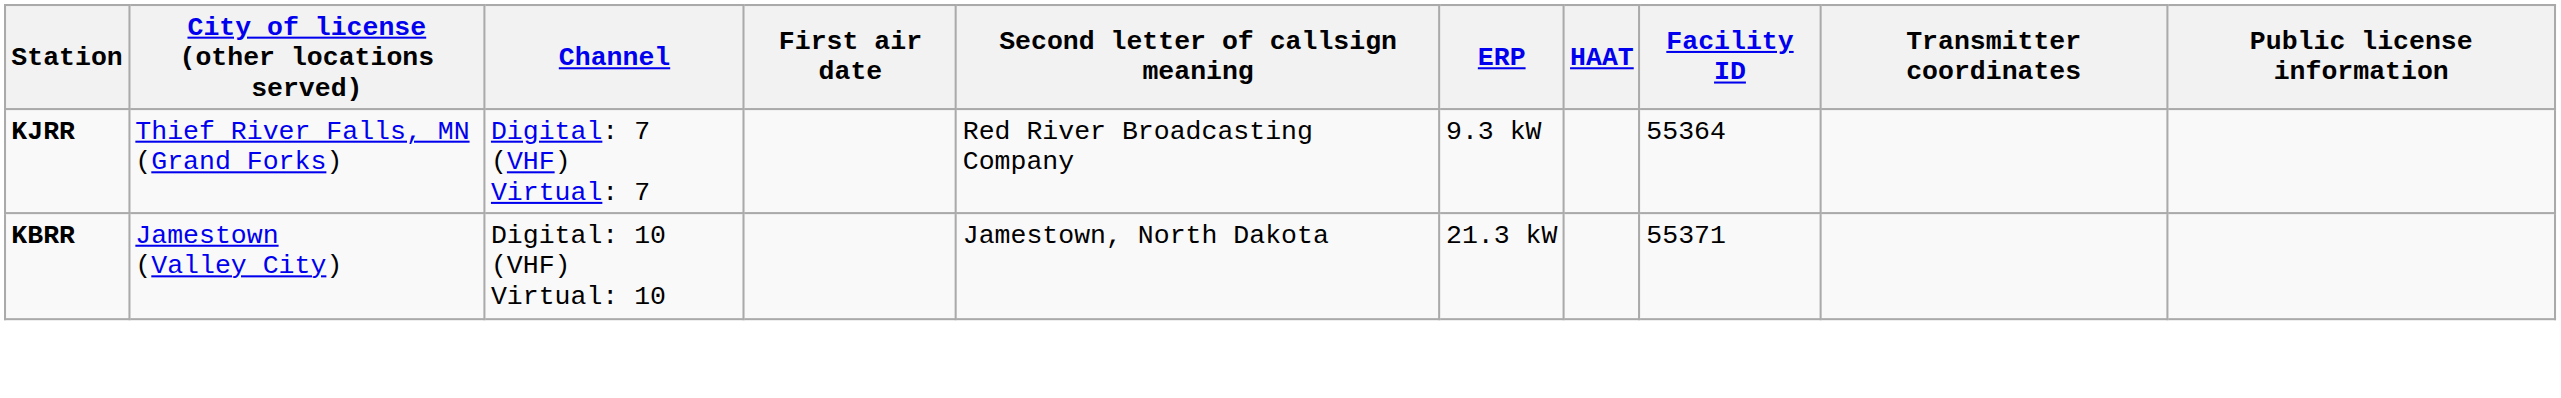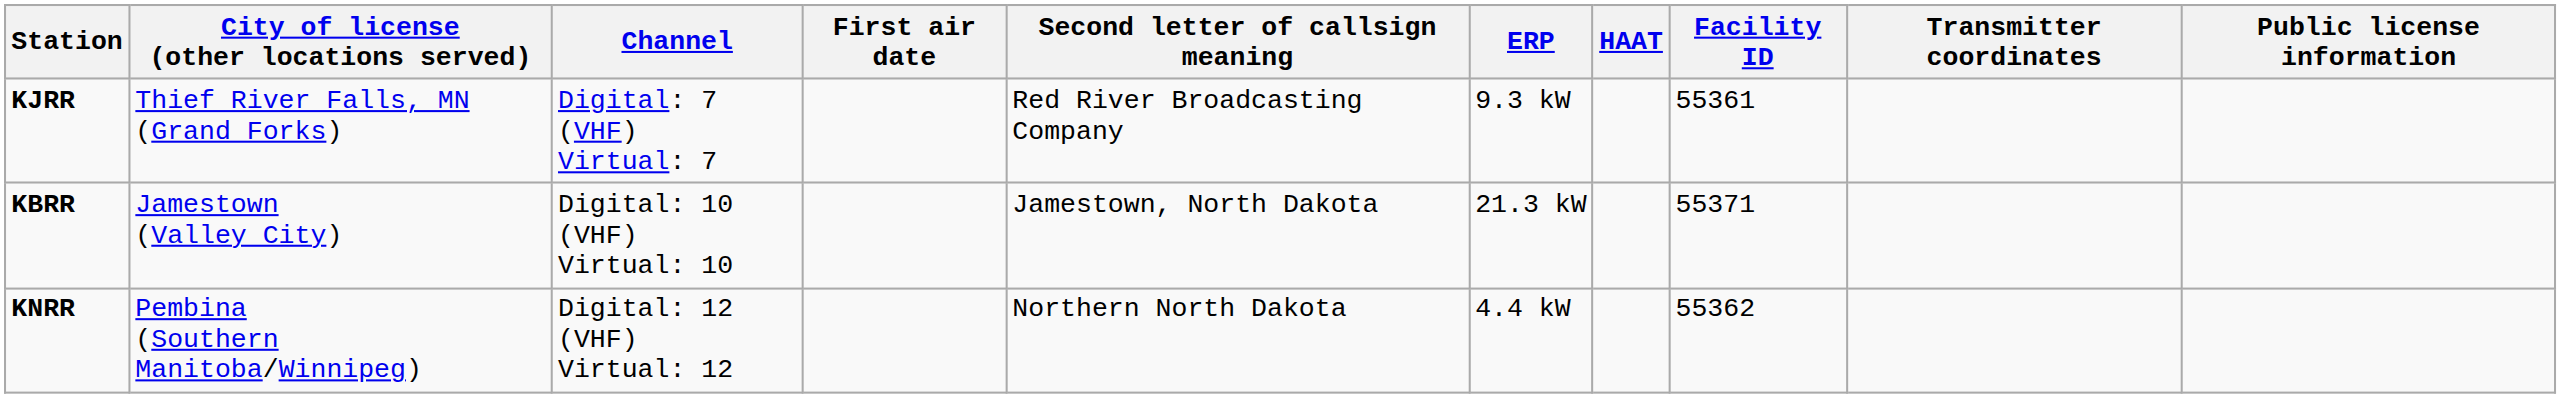(1686, 131) 55364 -> (1715, 100) 55361
+ row: (43, 309)
